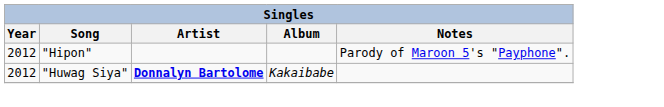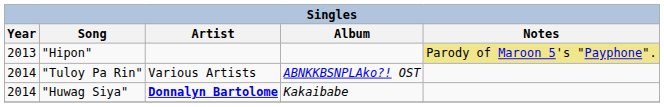(22, 53) 2012 -> (22, 53) 2013
(455, 53) no background -> (541, 53) khaki background
+ row: (92, 73)
(22, 73) 2012 -> (22, 92) 2014
